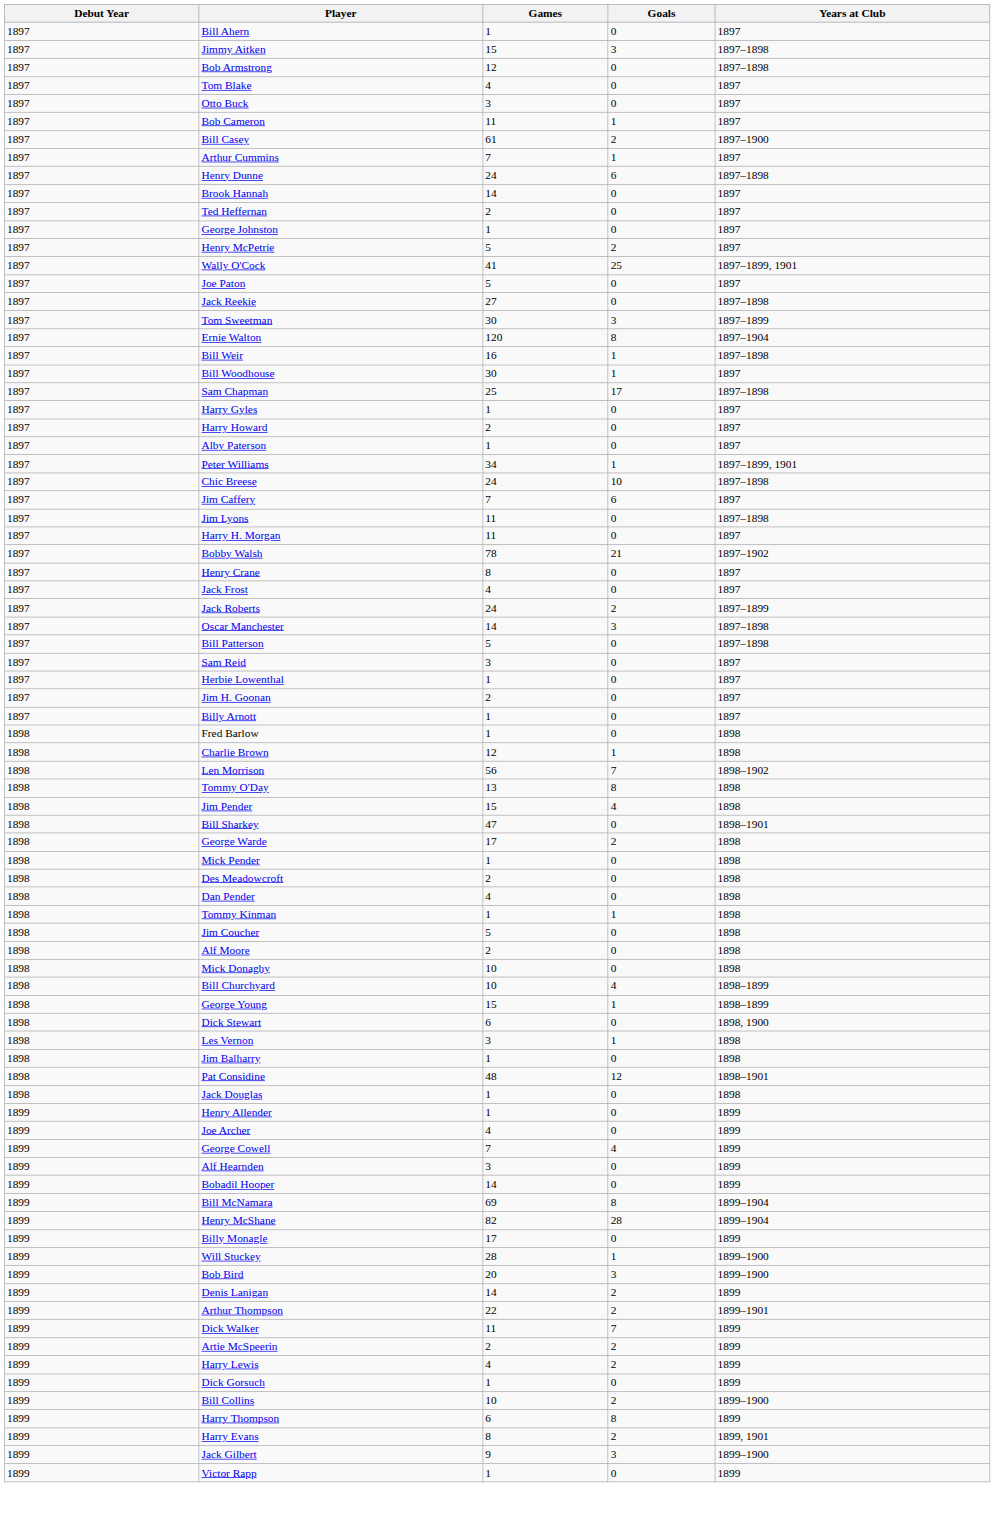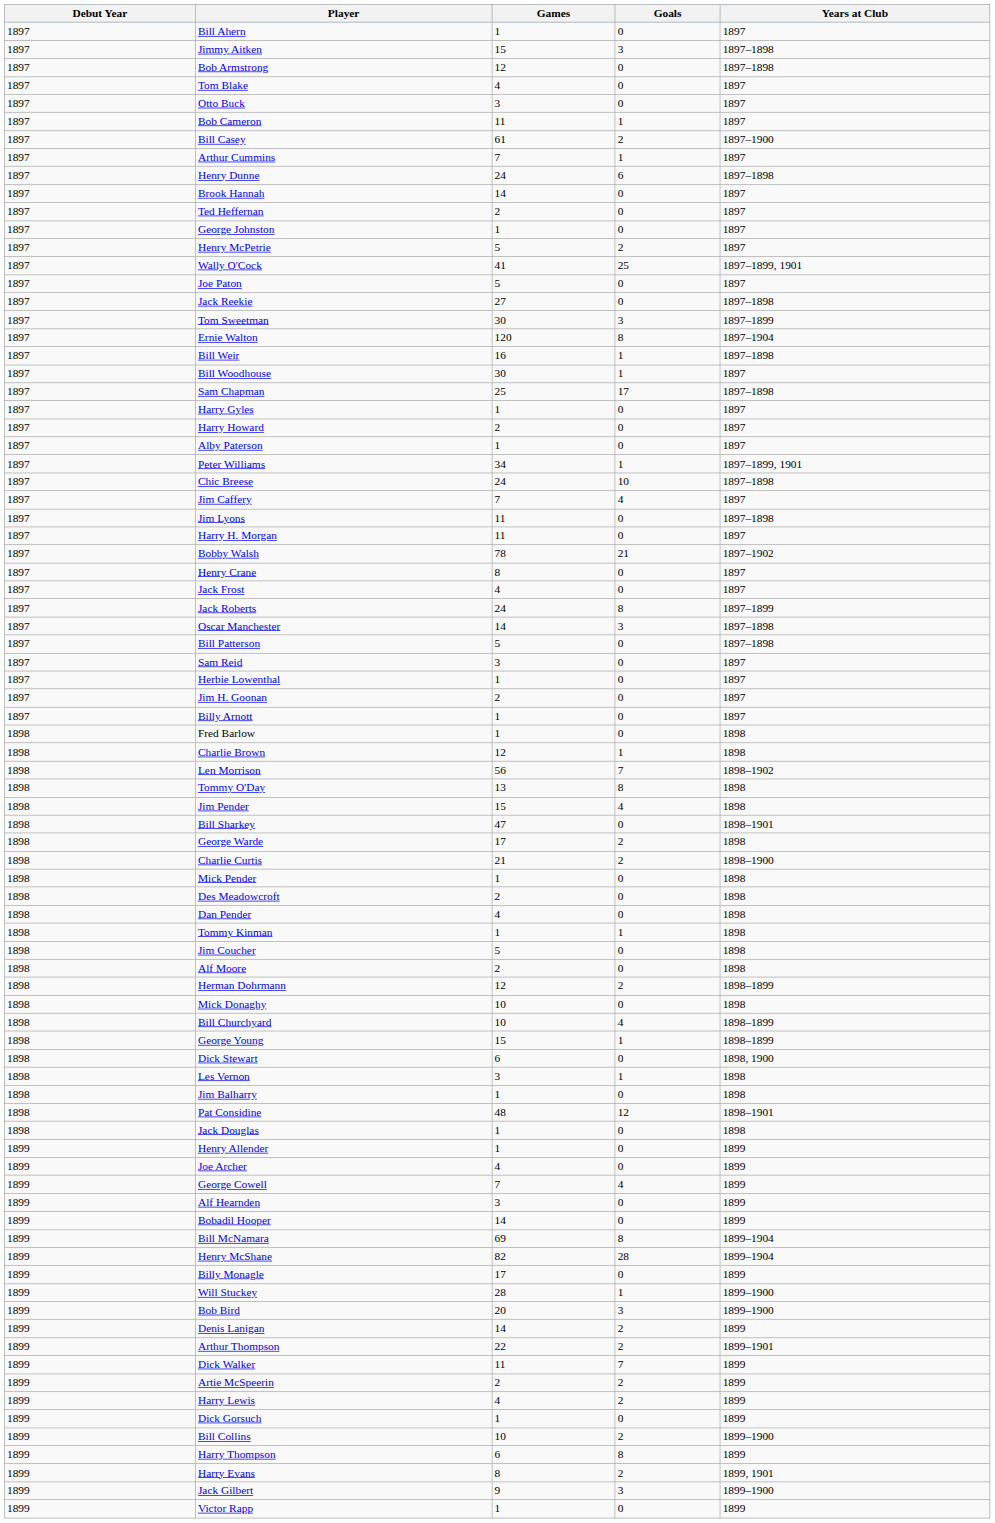(613, 499) 6 -> (620, 499) 4
(613, 608) 2 -> (620, 608) 8
+ row: (230, 860)
+ row: (242, 986)
